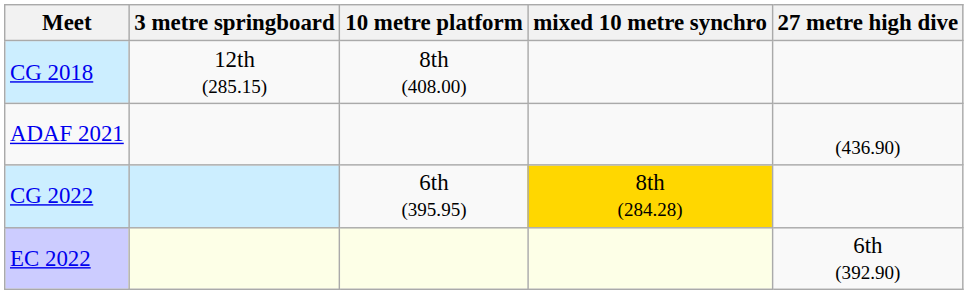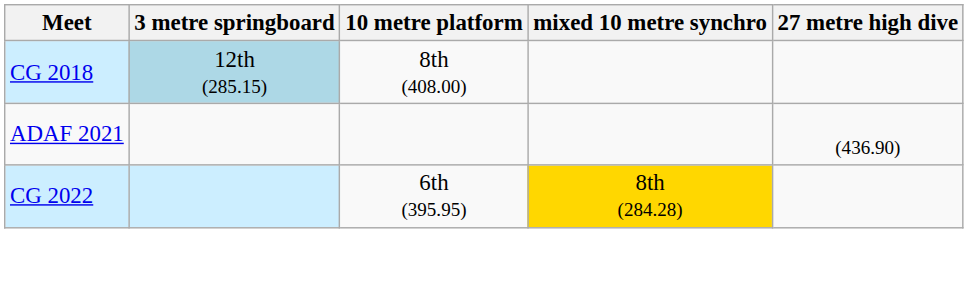(234, 71) no background -> (234, 71) lightblue background
- row: (50, 257)
